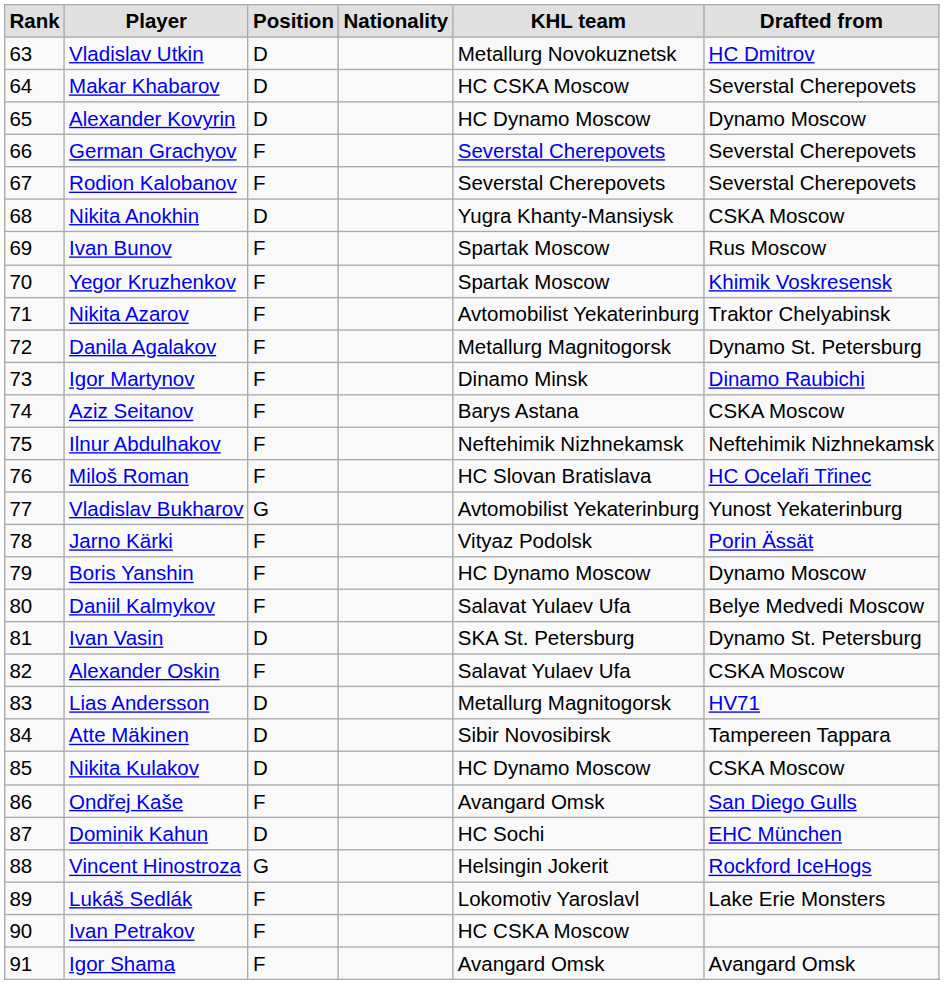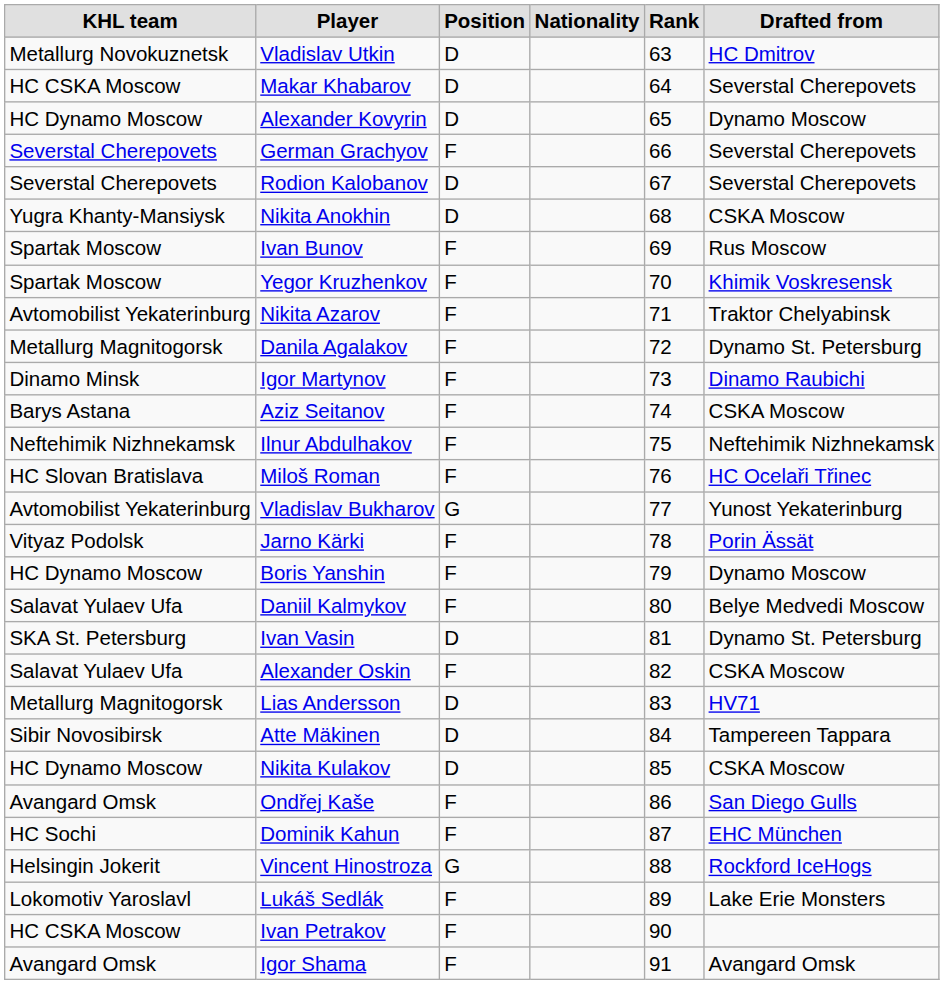columns swapped: (35, 21) <-> (578, 21)
(259, 184) F -> (452, 184) D
(260, 833) D -> (450, 833) F
